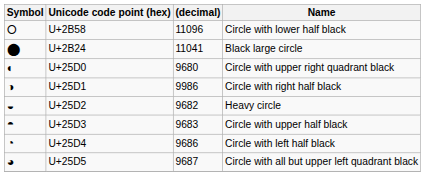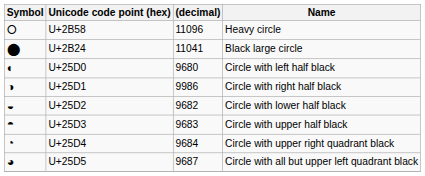(285, 30) Circle with lower half black -> (253, 30) Heavy circle
(310, 68) Circle with upper right quadrant black -> (280, 68) Circle with left half black
(253, 105) Heavy circle -> (285, 105) Circle with lower half black
(187, 143) 9686 -> (187, 143) 9684
(280, 143) Circle with left half black -> (310, 143) Circle with upper right quadrant black
